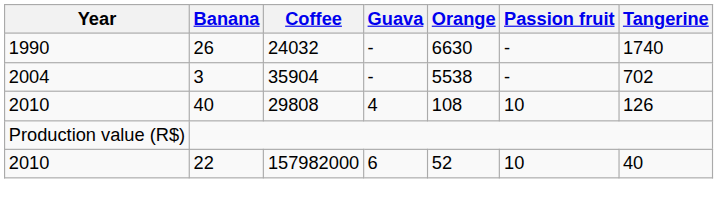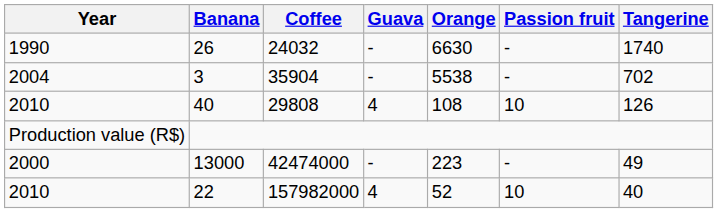+ row: (219, 163)
(373, 163) 6 -> (373, 192) 4
